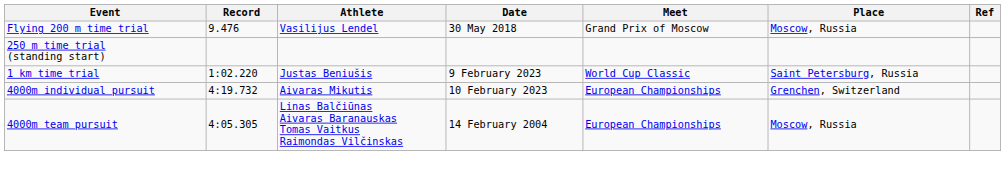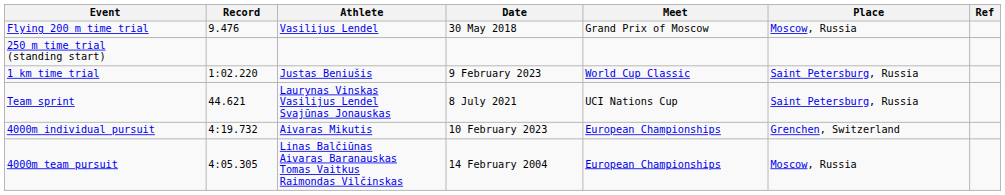+ row: (41, 102)
